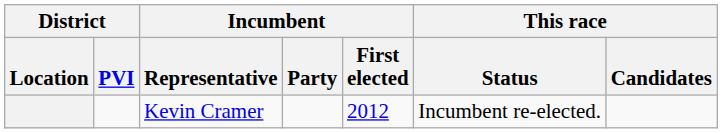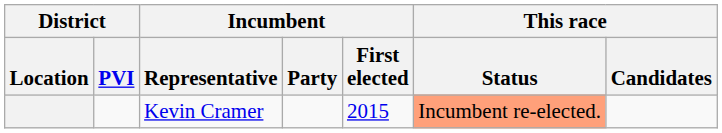(368, 111) 2012 -> (368, 111) 2015
(510, 111) no background -> (510, 111) lightsalmon background
